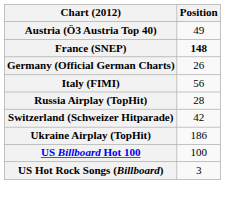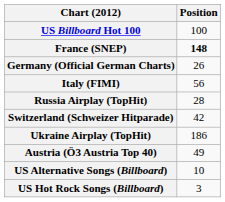rows swapped: (91, 30) <-> (91, 153)
+ row: (91, 170)
